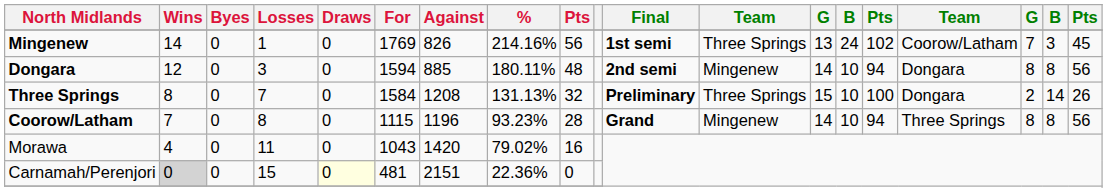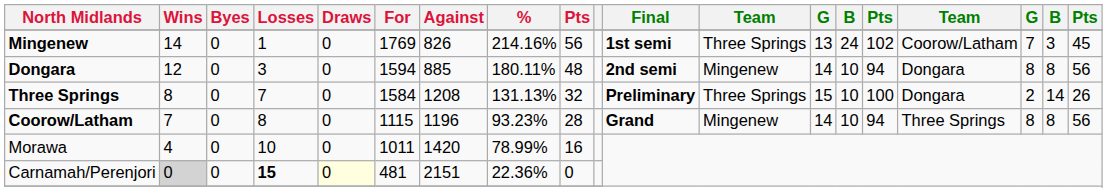(266, 147) 11 -> (267, 147) 10
(398, 147) 1043 -> (397, 147) 1011
(520, 147) 79.02% -> (520, 147) 78.99%
(267, 173) normal -> (267, 173) bold
